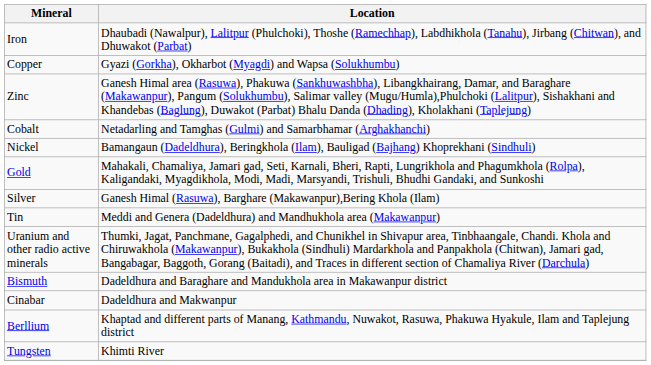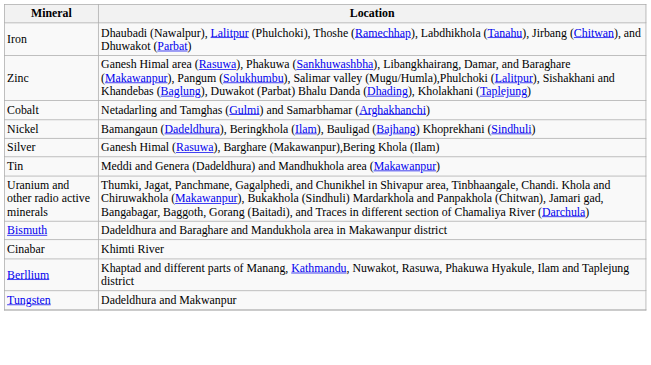- row: (25, 64)
- row: (19, 173)
(169, 300) Dadeldhura and Makwanpur -> (132, 249) Khimti River
(132, 351) Khimti River -> (169, 300) Dadeldhura and Makwanpur
